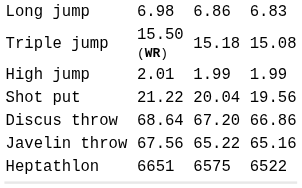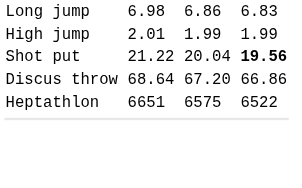- row: (57, 43)
(273, 98) normal -> (264, 57) bold
- row: (66, 144)
